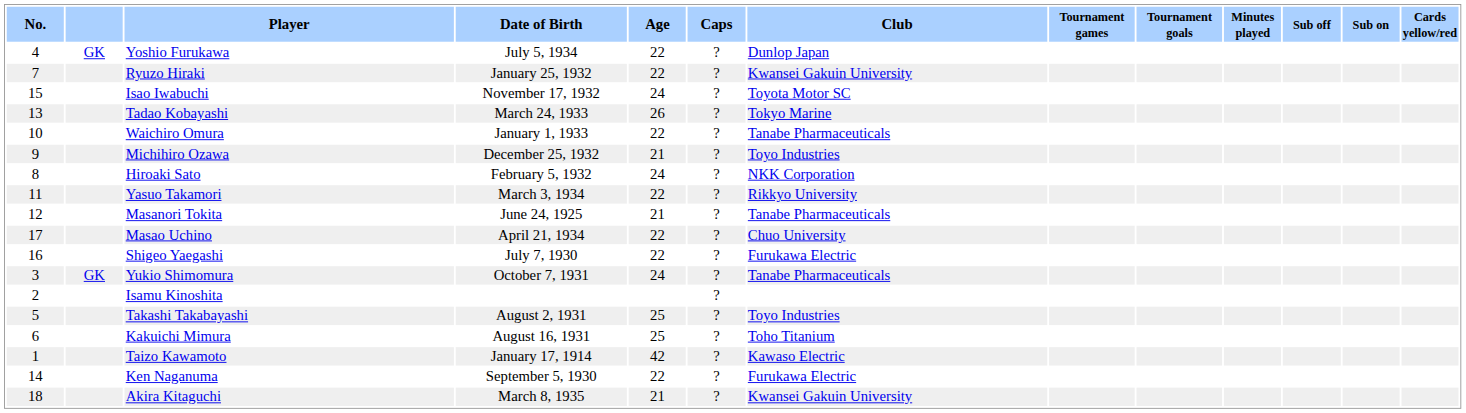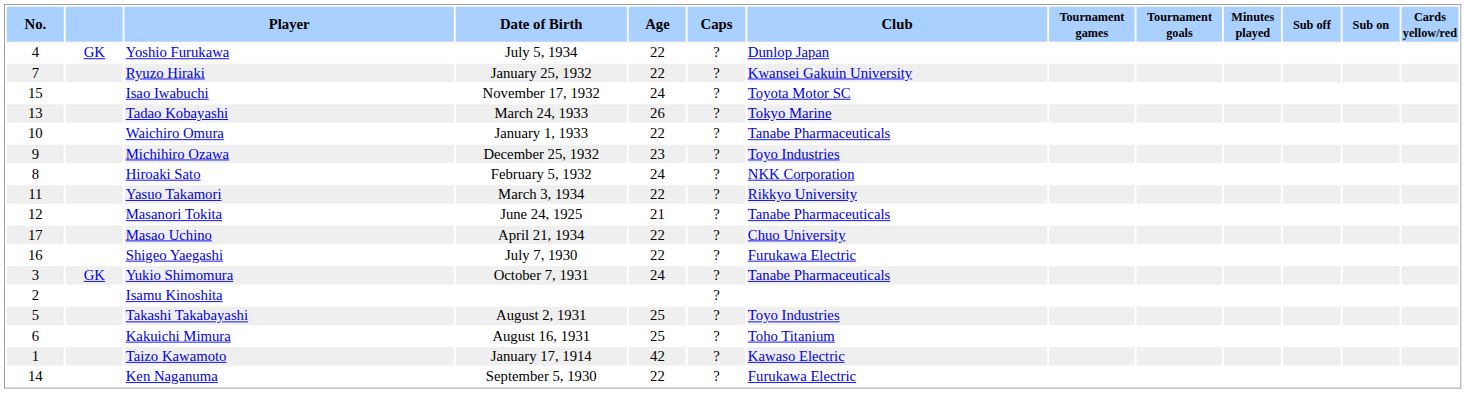(657, 154) 21 -> (657, 154) 23
- row: (173, 396)
